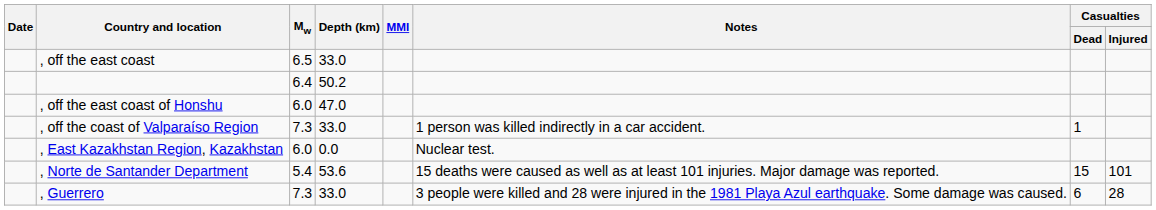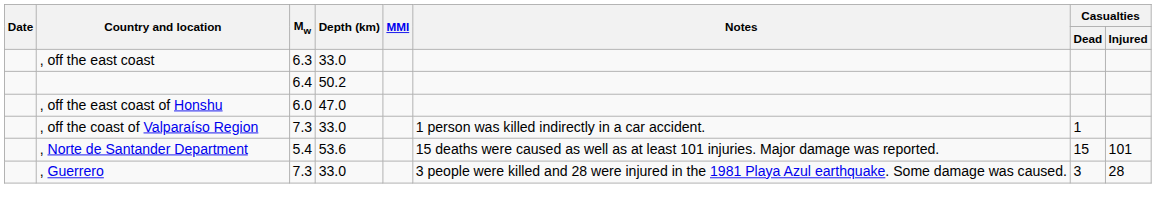(302, 60) 6.5 -> (302, 60) 6.3
- row: (161, 149)
(1077, 194) 6 -> (1077, 171) 3
